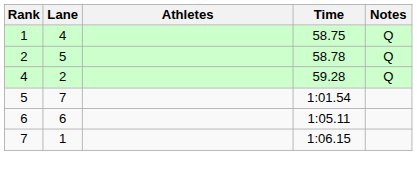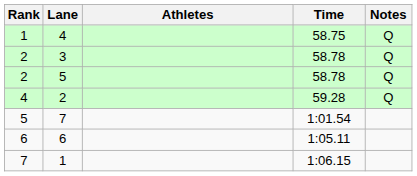+ row: (63, 56)
